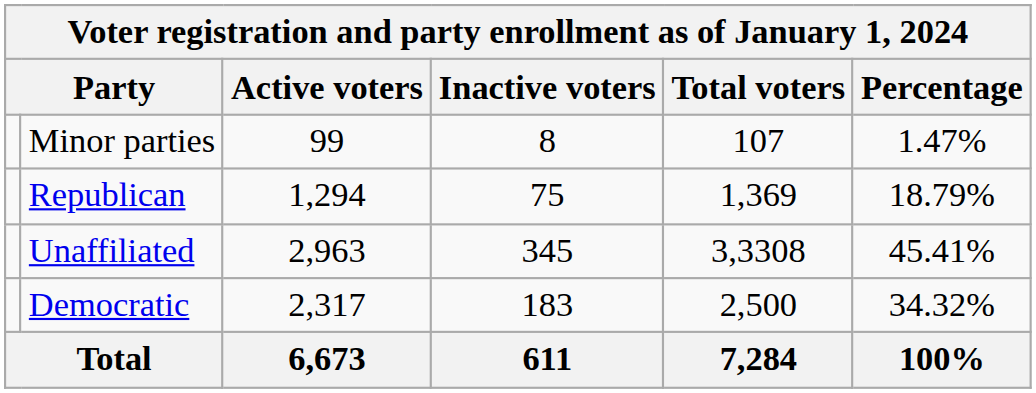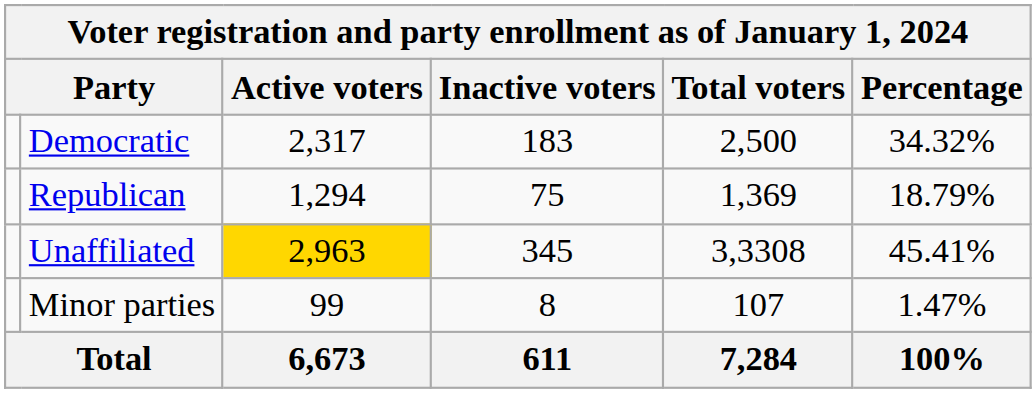rows swapped: (109, 304) <-> (122, 140)
(327, 250) no background -> (327, 250) gold background
